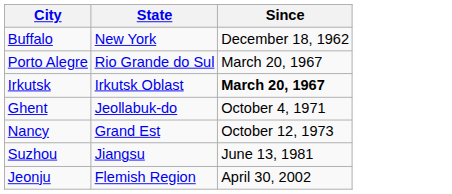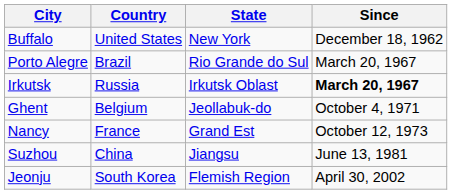+ column: (138, 16)
